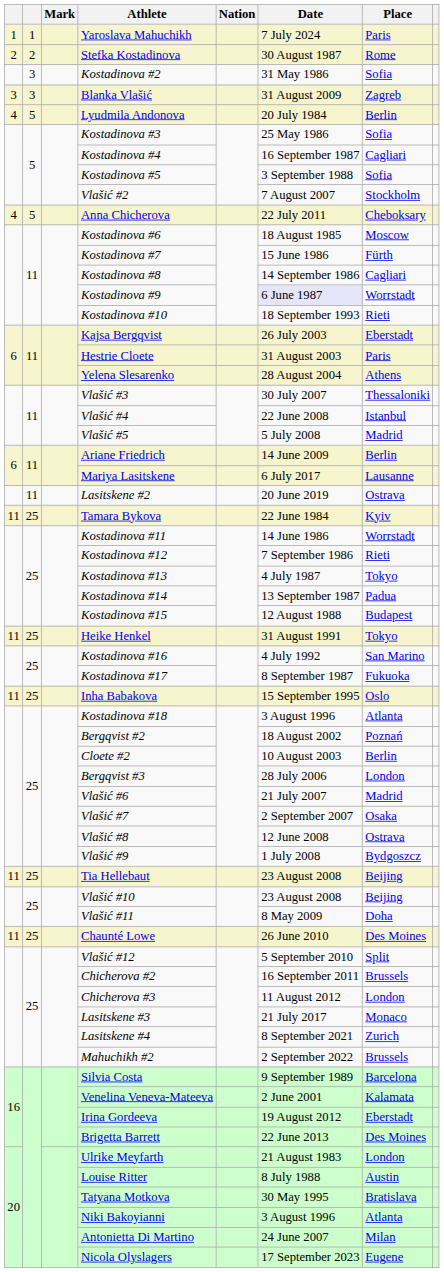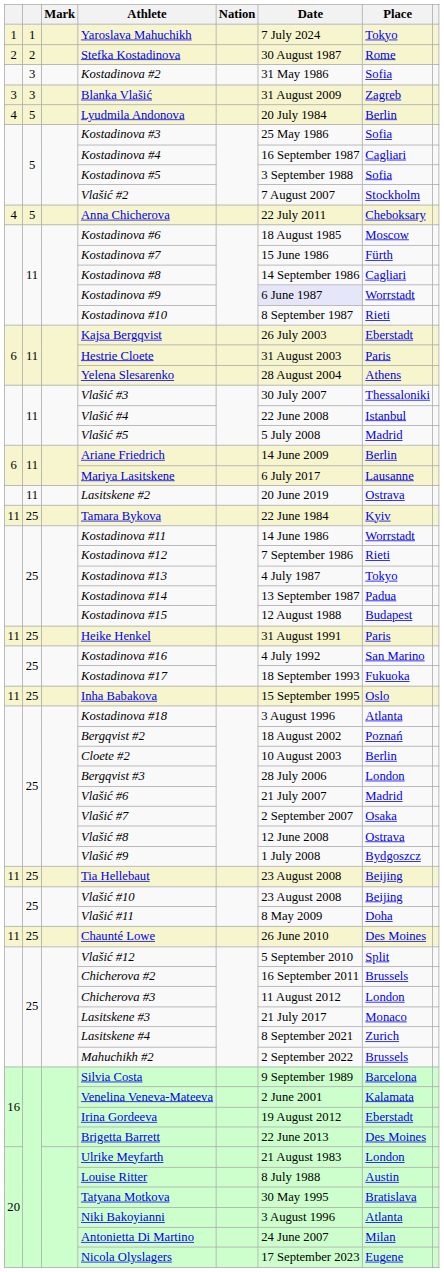(378, 34) Paris -> (381, 34) Tokyo
(310, 315) 18 September 1993 -> (307, 315) 8 September 1987
(381, 635) Tokyo -> (378, 635) Paris
(307, 676) 8 September 1987 -> (310, 676) 18 September 1993
